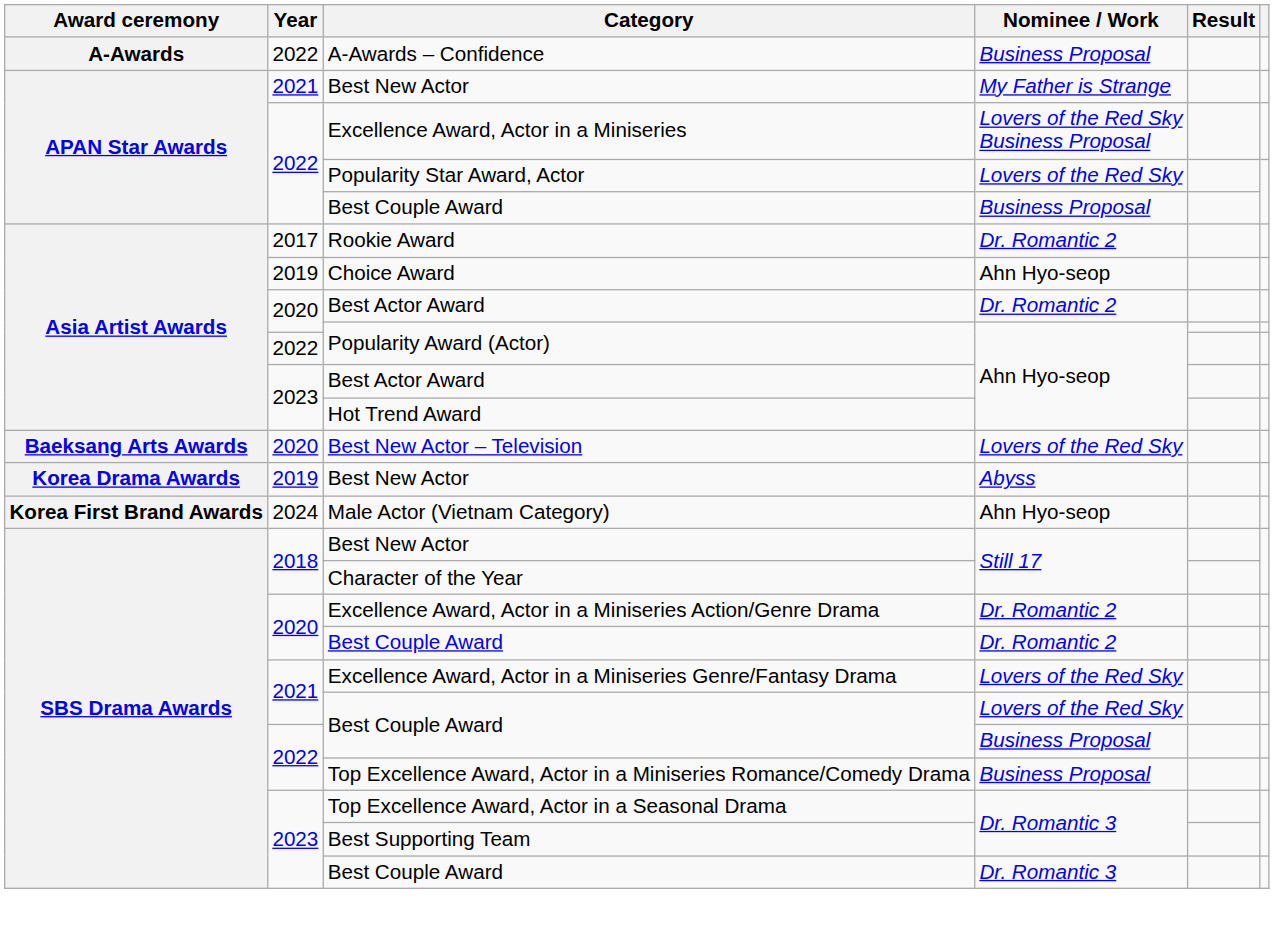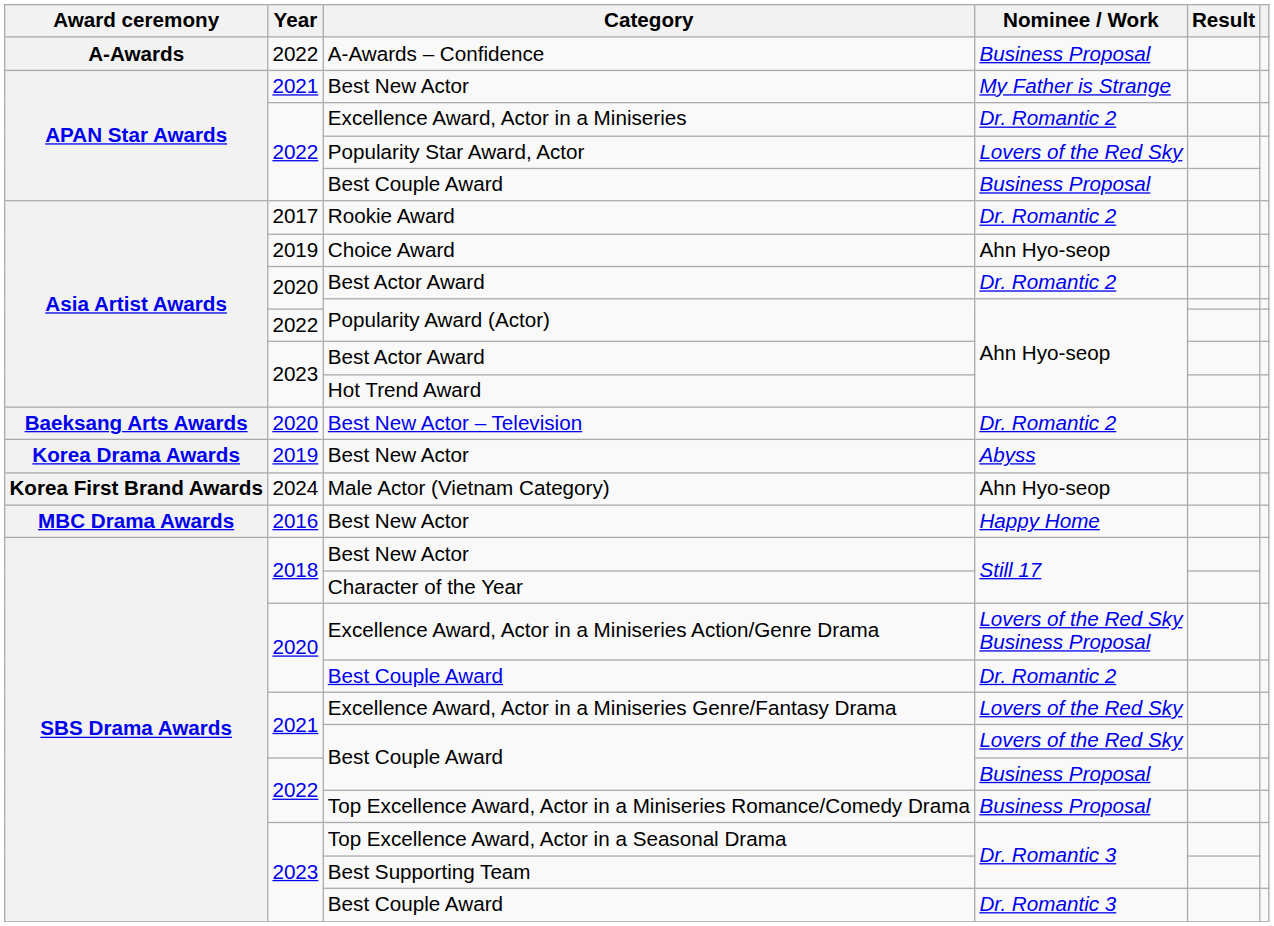(1081, 130) Lovers of the Red Sky Business Proposal -> (1048, 119) Dr. Romantic 2
(1081, 446) Lovers of the Red Sky -> (1048, 423) Dr. Romantic 2
+ row: (295, 521)
(1048, 610) Dr. Romantic 2 -> (1081, 631) Lovers of the Red Sky Business Proposal
